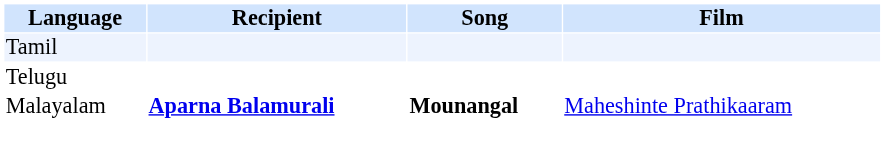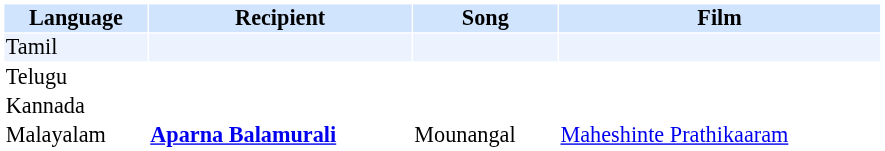+ row: (45, 105)
(464, 105) bold -> (465, 134) normal
